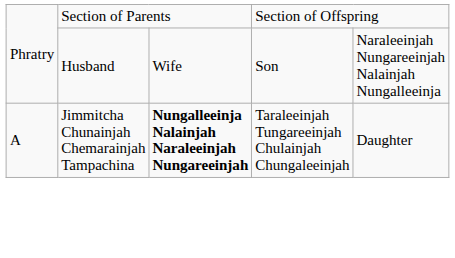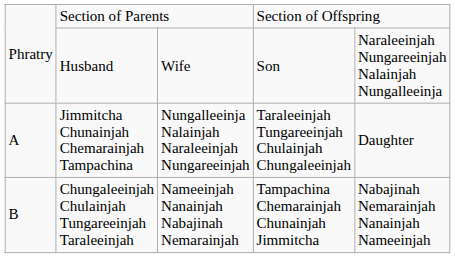(200, 140) bold -> (205, 140) normal
+ row: (107, 214)
